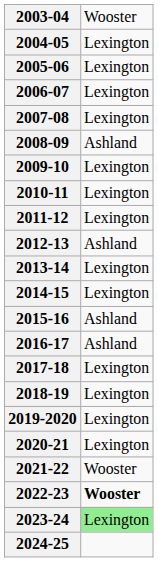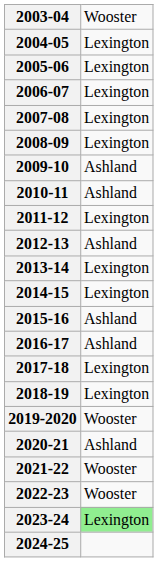(110, 142) Ashland -> (117, 142) Lexington
(117, 167) Lexington -> (110, 167) Ashland
(117, 192) Lexington -> (110, 192) Ashland
(117, 419) Lexington -> (110, 419) Wooster
(117, 444) Lexington -> (110, 444) Ashland
(112, 494) bold -> (110, 494) normal
